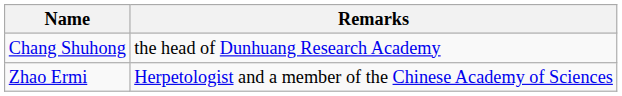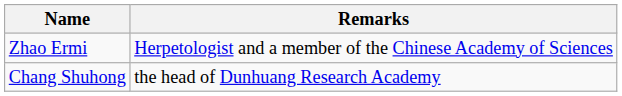rows swapped: (67, 47) <-> (48, 76)
